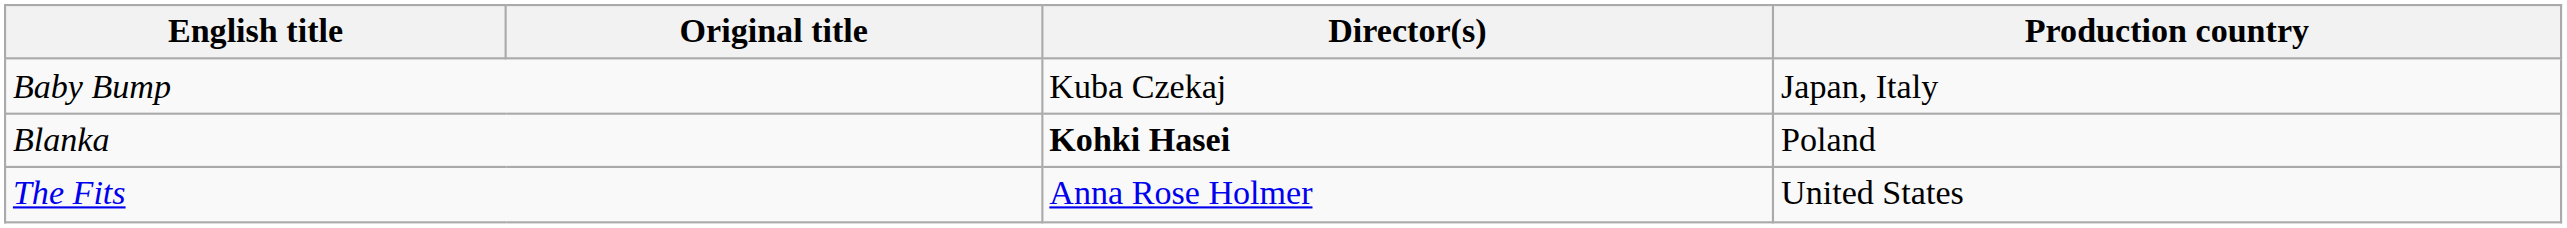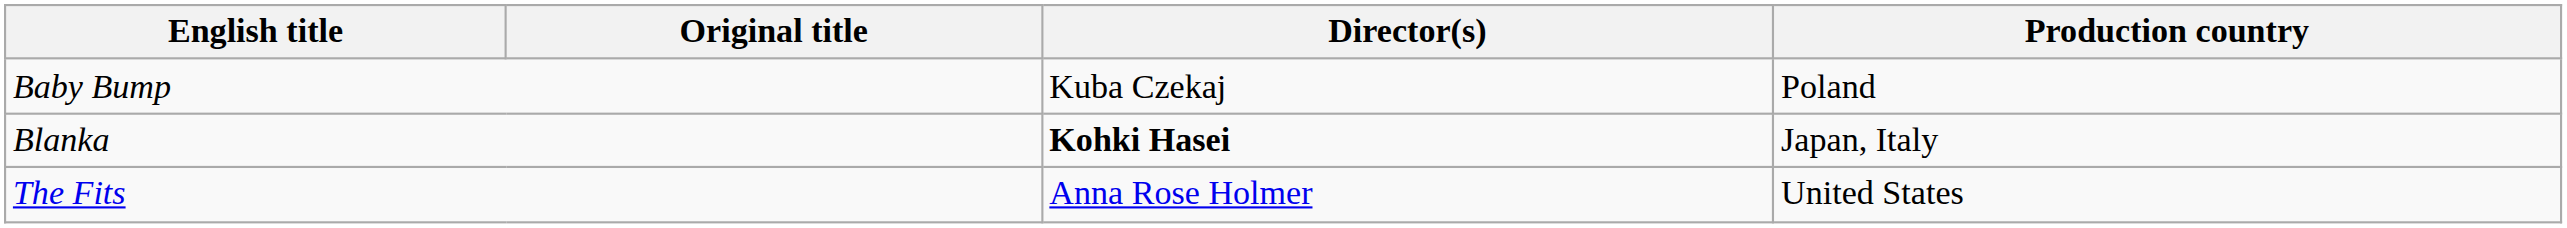(1860, 85) Japan, Italy -> (1828, 85) Poland
(1828, 139) Poland -> (1860, 139) Japan, Italy
